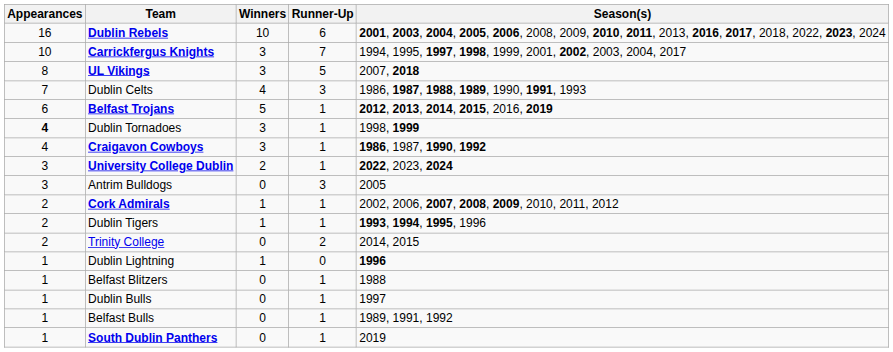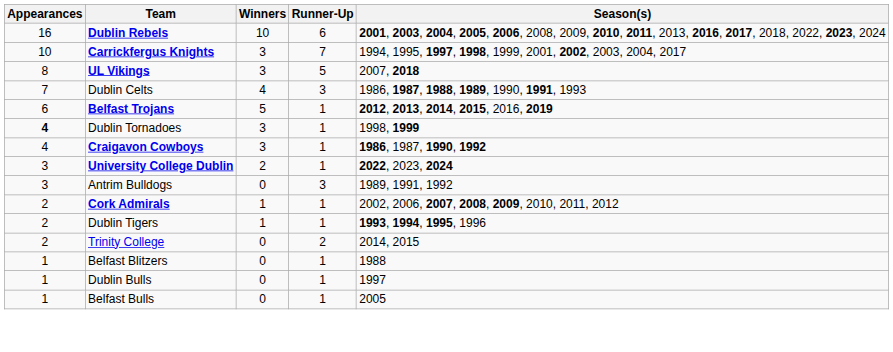(373, 185) 2005 -> (406, 185) 1989, 1991, 1992
- row: (131, 261)
(406, 318) 1989, 1991, 1992 -> (373, 299) 2005
- row: (153, 337)
